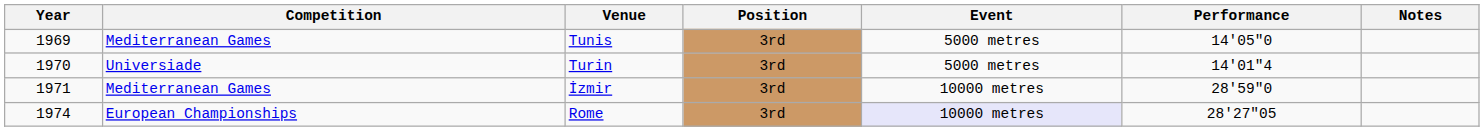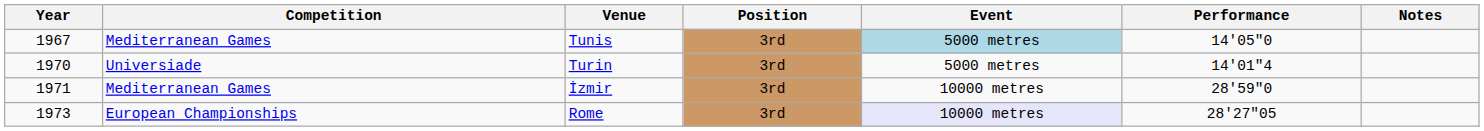(53, 41) 1969 -> (53, 41) 1967
(992, 41) no background -> (992, 41) lightblue background
(53, 114) 1974 -> (53, 114) 1973
